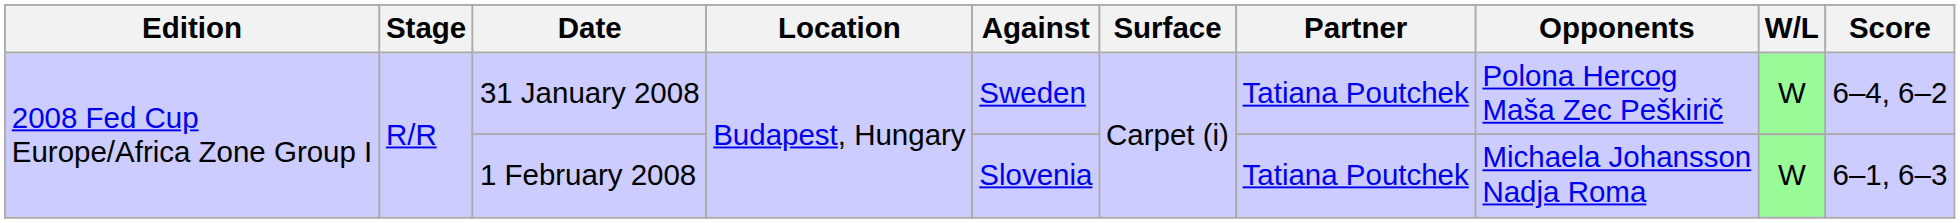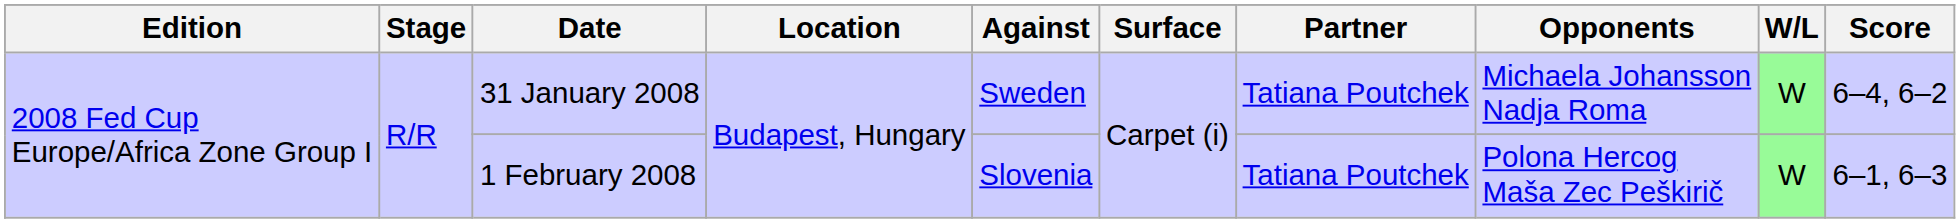(1603, 92) Polona Hercog Maša Zec Peškirič -> (1617, 92) Michaela Johansson Nadja Roma
(1617, 174) Michaela Johansson Nadja Roma -> (1603, 174) Polona Hercog Maša Zec Peškirič
